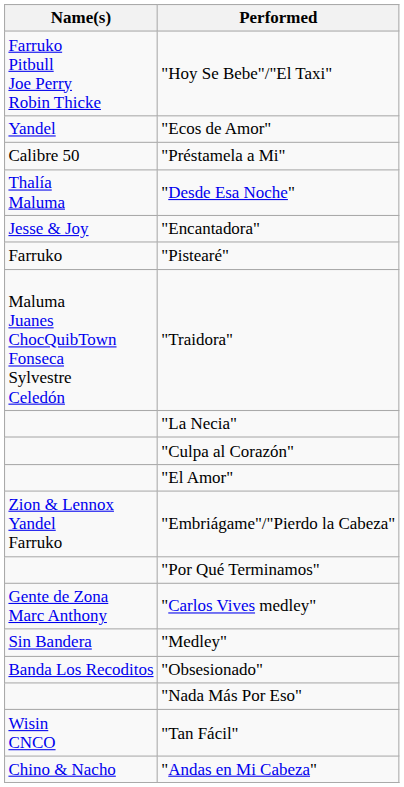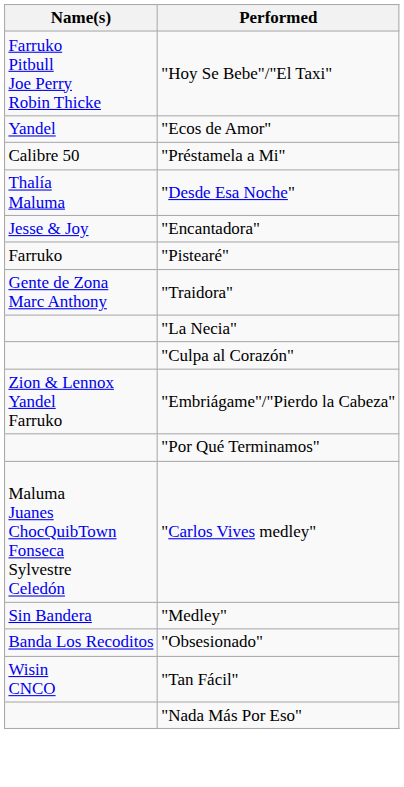(62, 349) Maluma Juanes ChocQuibTown Fonseca Sylvestre Celedón -> (58, 292) Gente de Zona Marc Anthony
- row: (197, 477)
(58, 606) Gente de Zona Marc Anthony -> (62, 541) Maluma Juanes ChocQuibTown Fonseca Sylvestre Celedón
rows swapped: (232, 696) <-> (200, 732)
- row: (239, 769)
